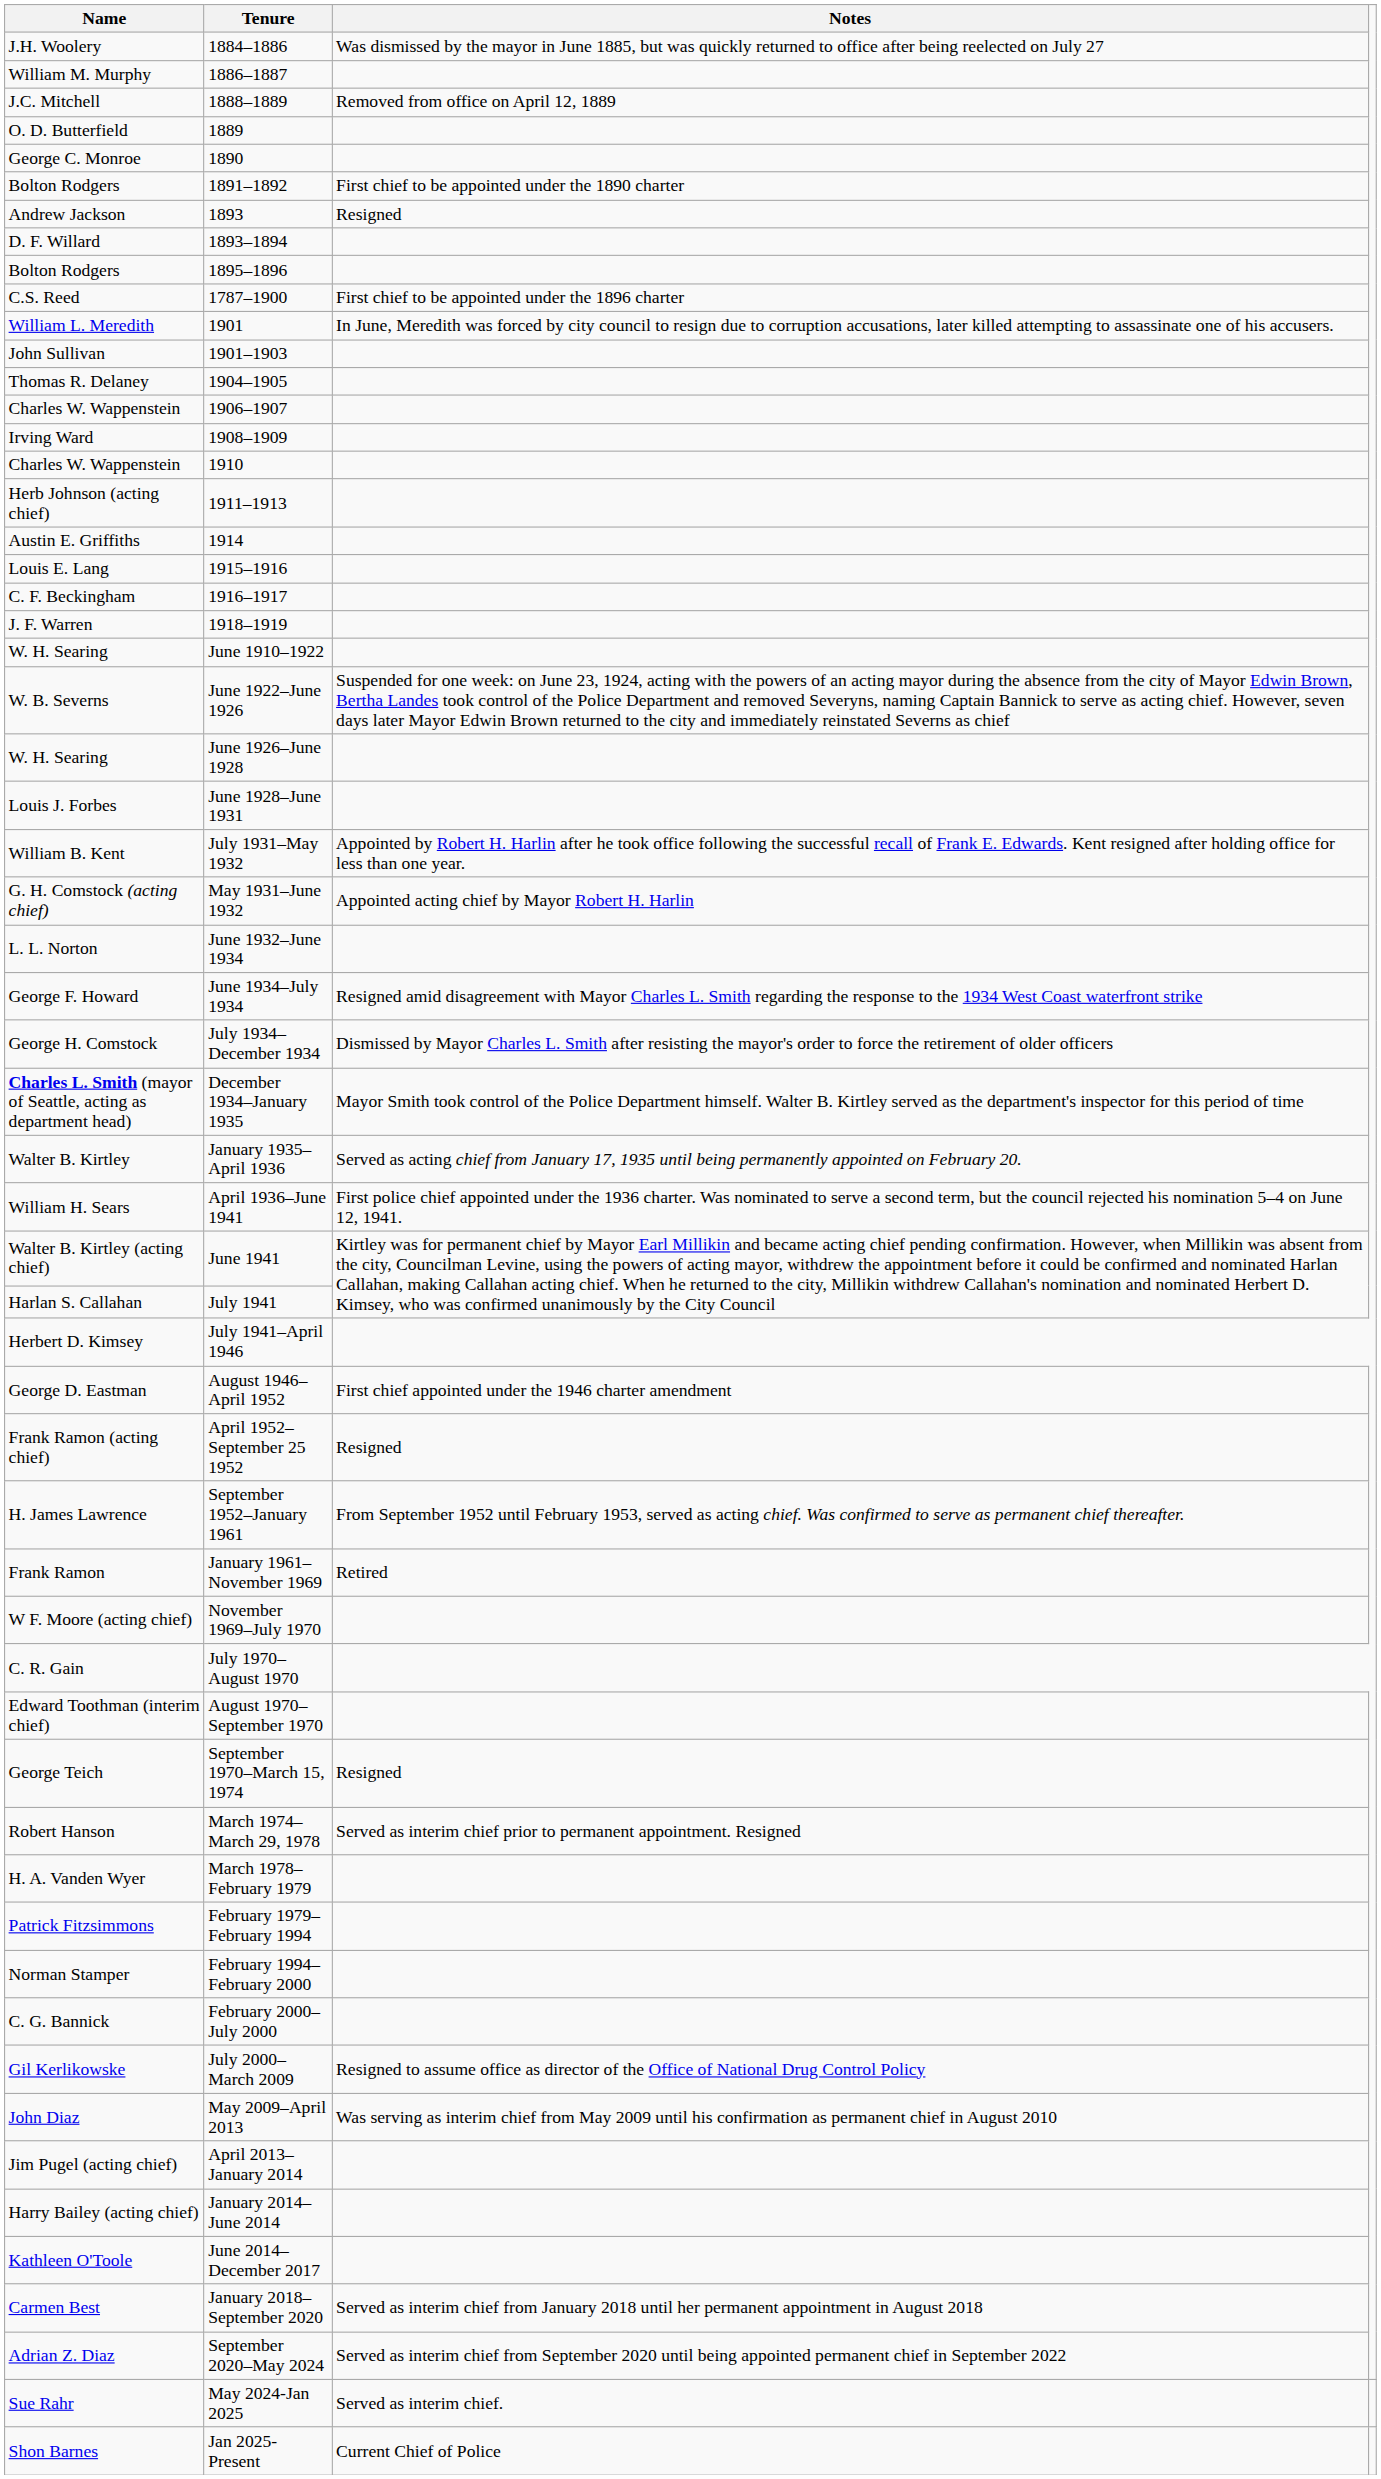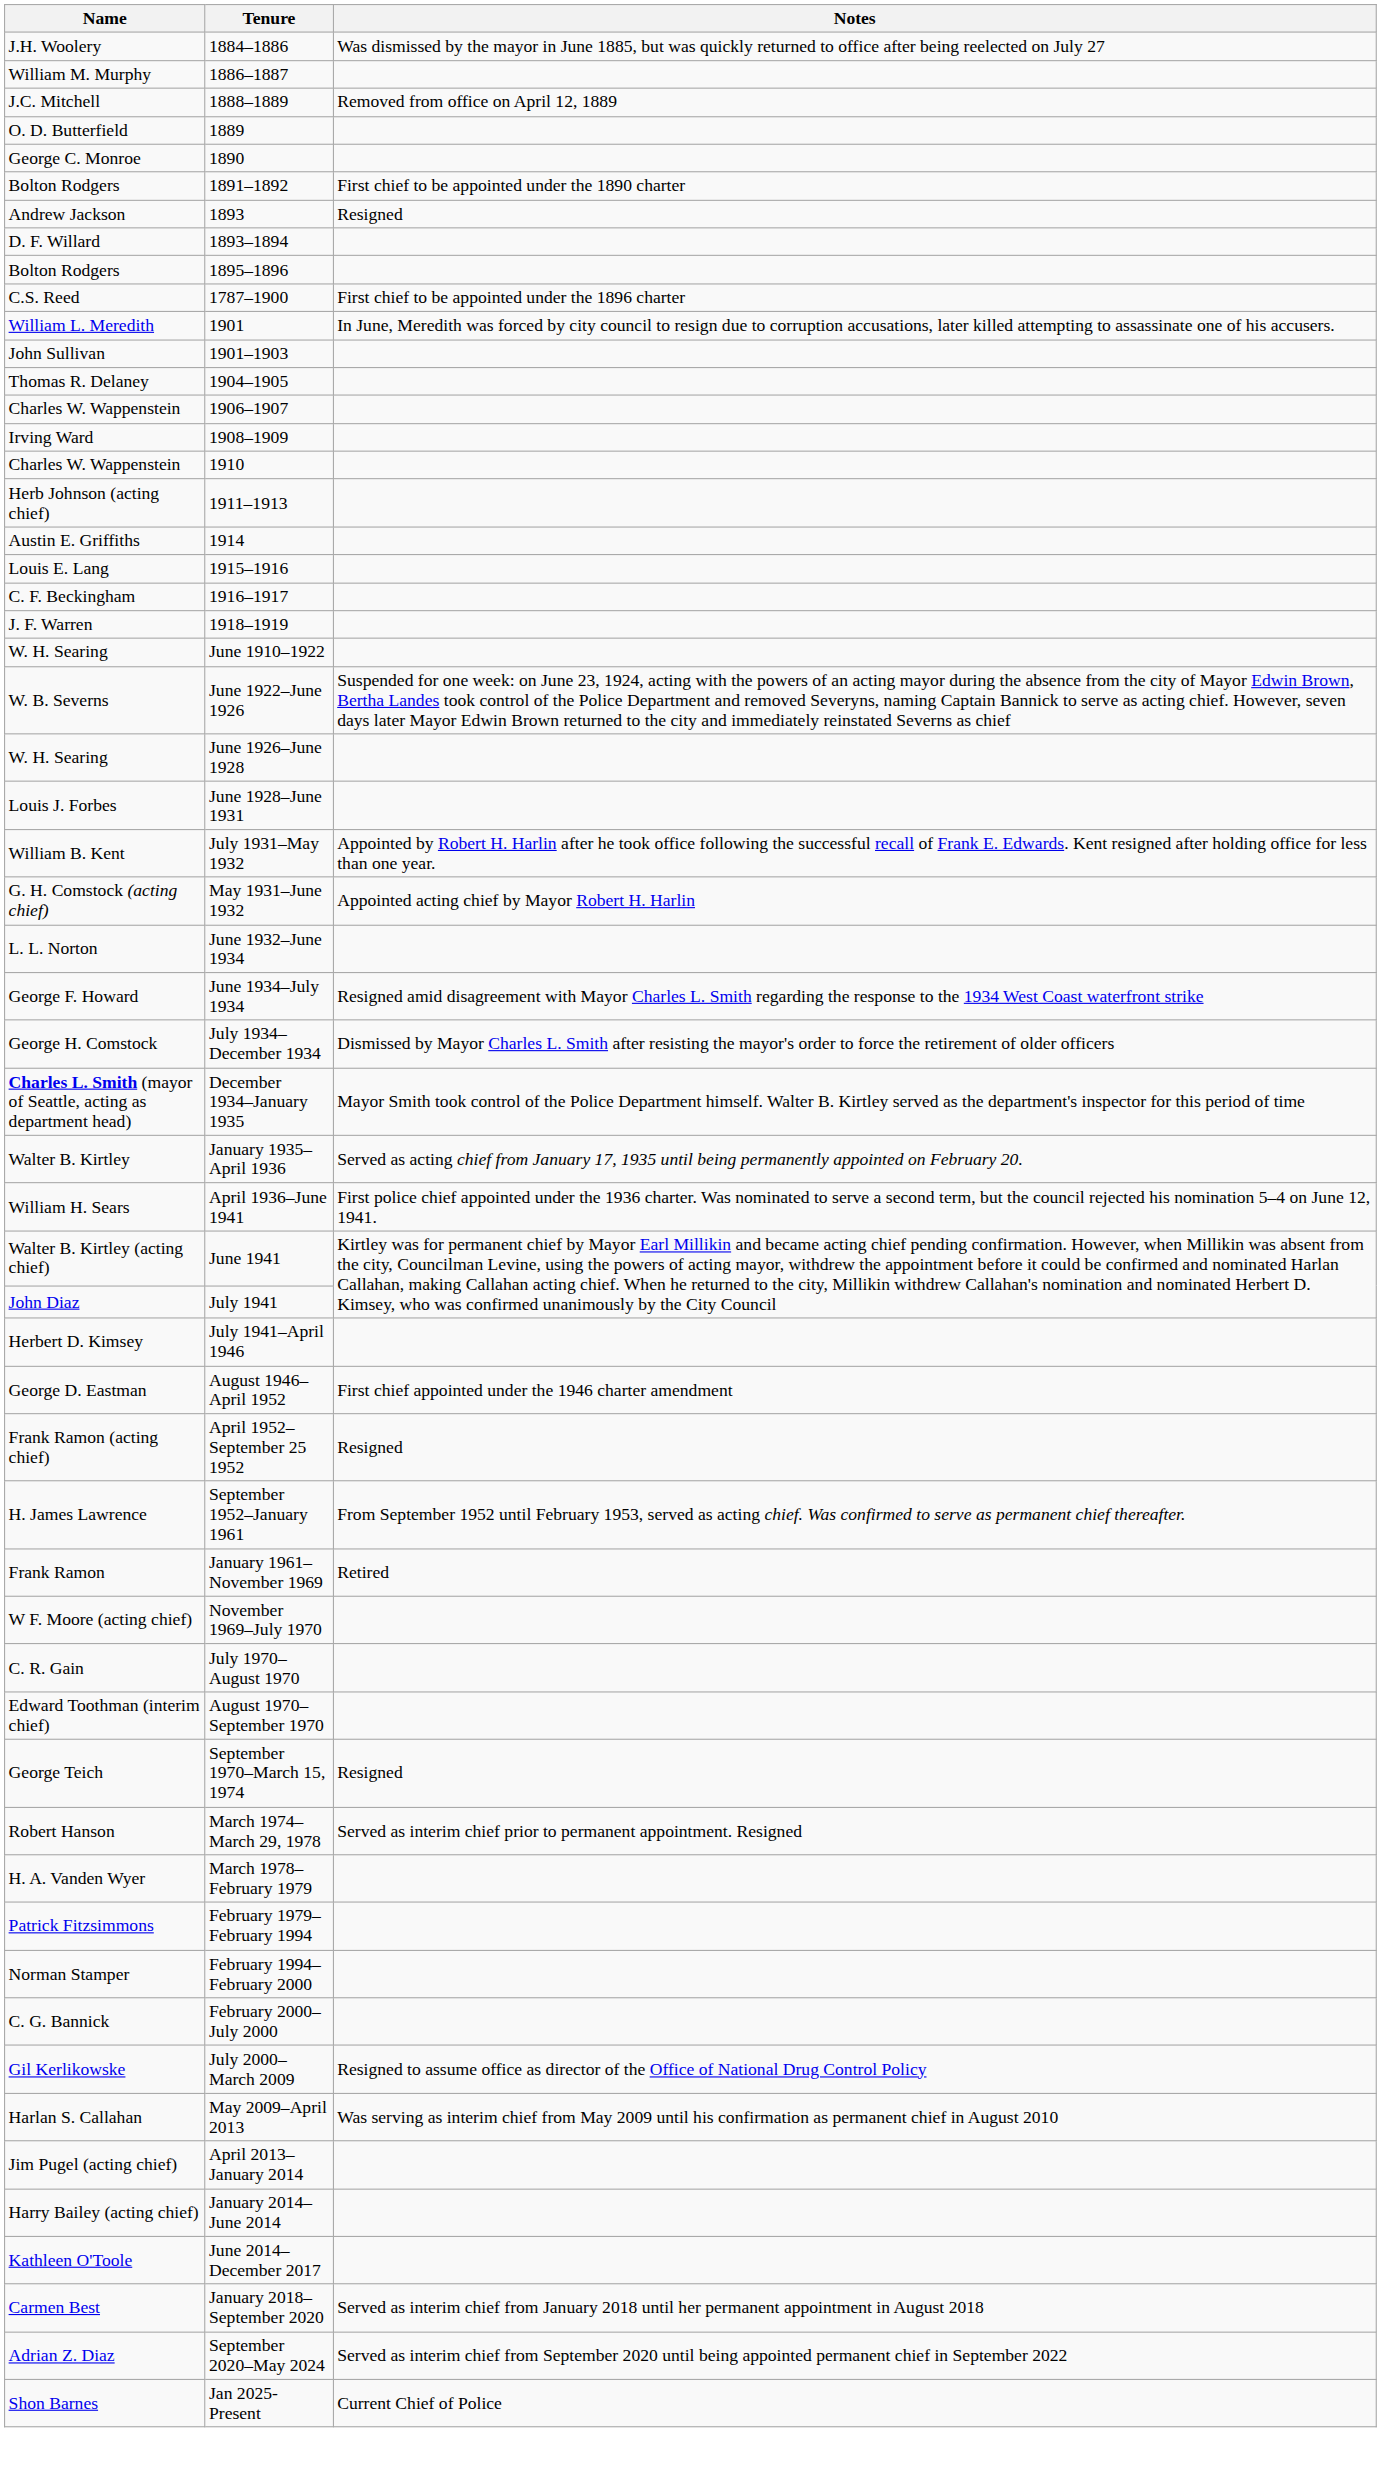(75, 1301) Harlan S. Callahan -> (44, 1301) John Diaz
(44, 2116) John Diaz -> (75, 2116) Harlan S. Callahan
- row: (259, 2403)
